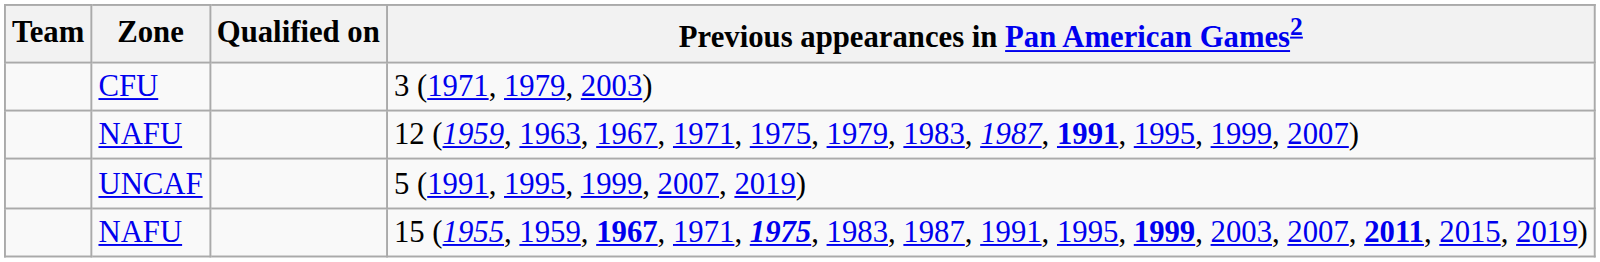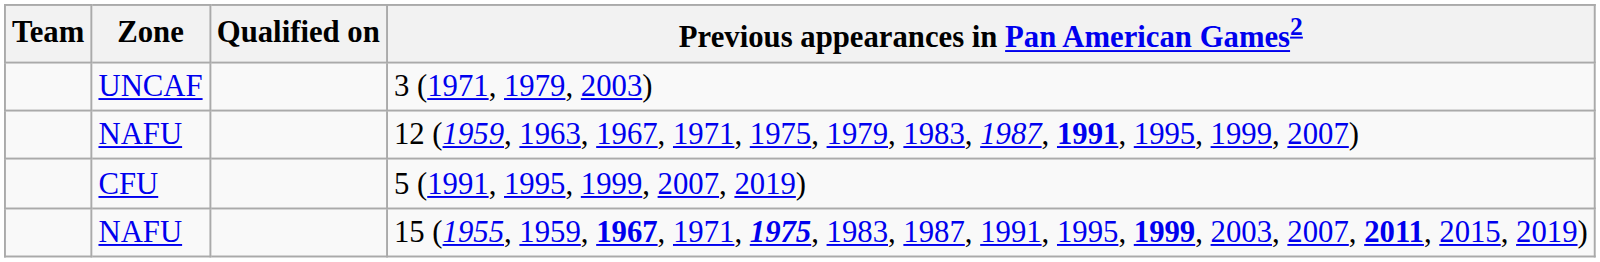(128, 85) CFU -> (151, 85) UNCAF
(151, 183) UNCAF -> (128, 183) CFU
